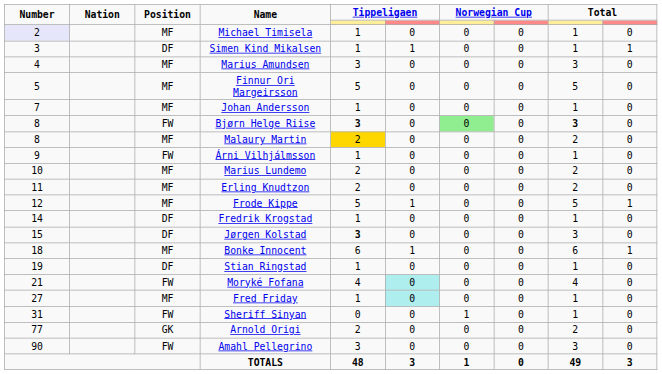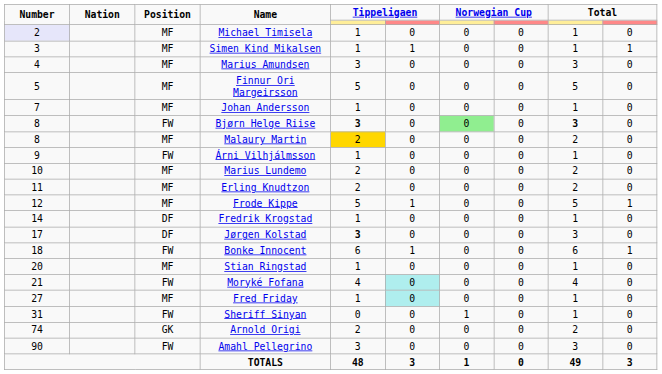(168, 49) DF -> (168, 49) MF
(37, 235) 15 -> (37, 235) 17
(168, 251) MF -> (168, 251) FW
(37, 267) 19 -> (37, 267) 20
(168, 267) DF -> (168, 267) MF
(37, 330) 77 -> (37, 330) 74
